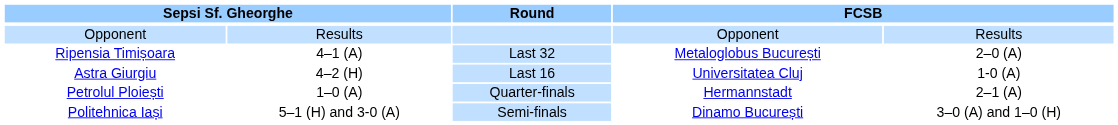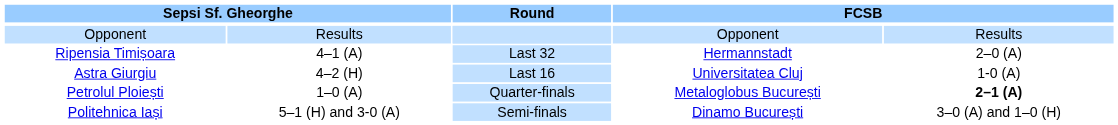(748, 54) Metaloglobus București -> (748, 54) Hermannstadt
(748, 92) Hermannstadt -> (748, 92) Metaloglobus București
(999, 92) normal -> (999, 92) bold
